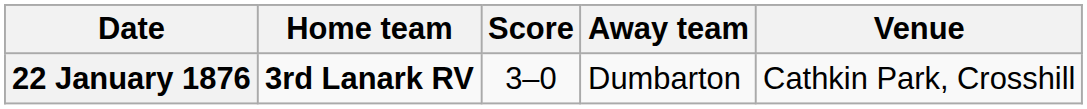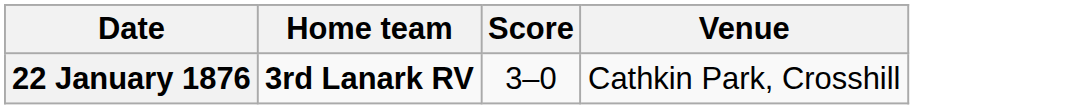- column: (668, 28)
